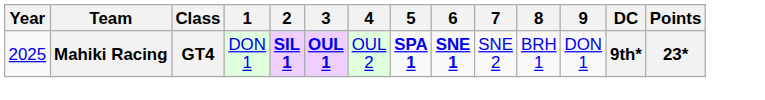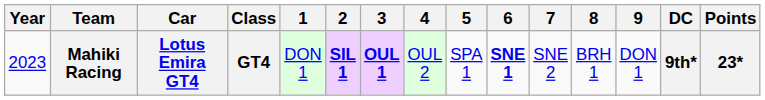+ column: (182, 18)
(27, 53) 2025 -> (27, 63) 2023
(411, 53) bold -> (466, 63) normal
